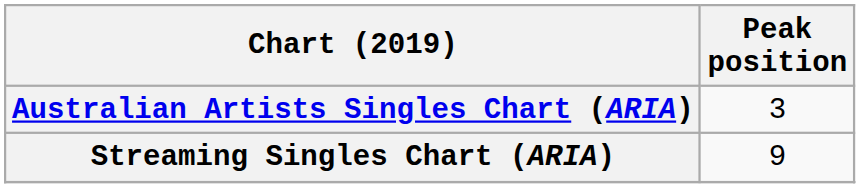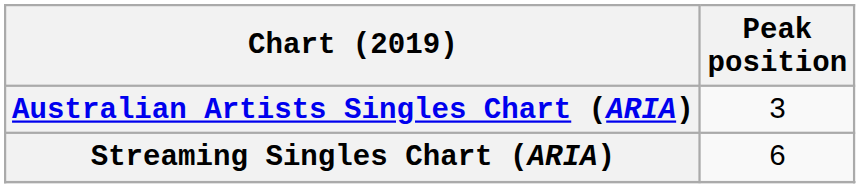(777, 157) 9 -> (777, 157) 6
